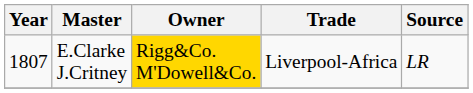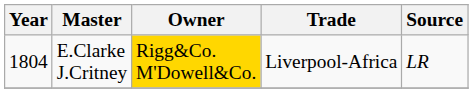(28, 61) 1807 -> (28, 61) 1804
